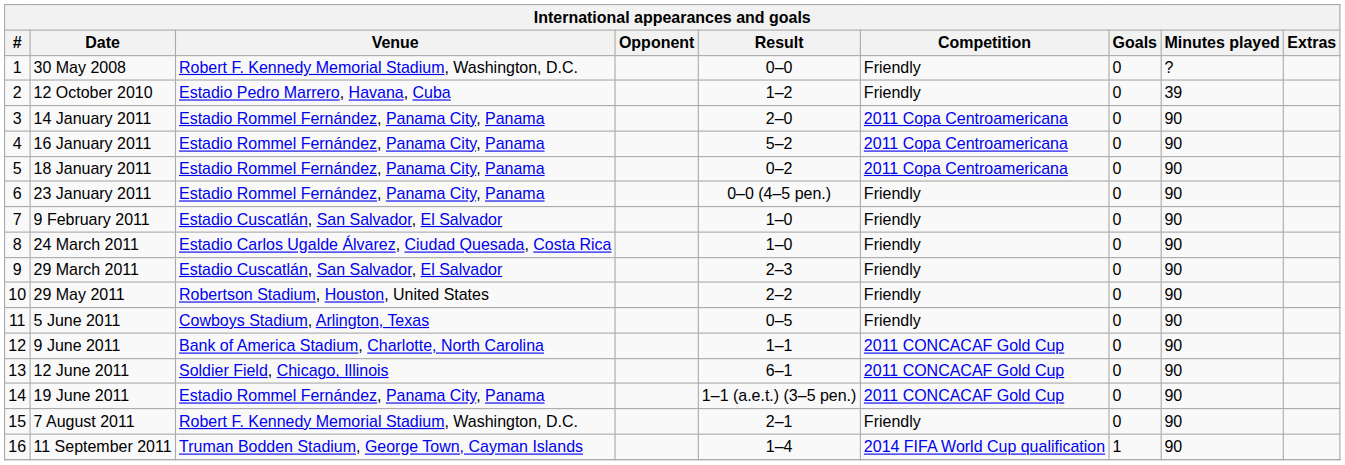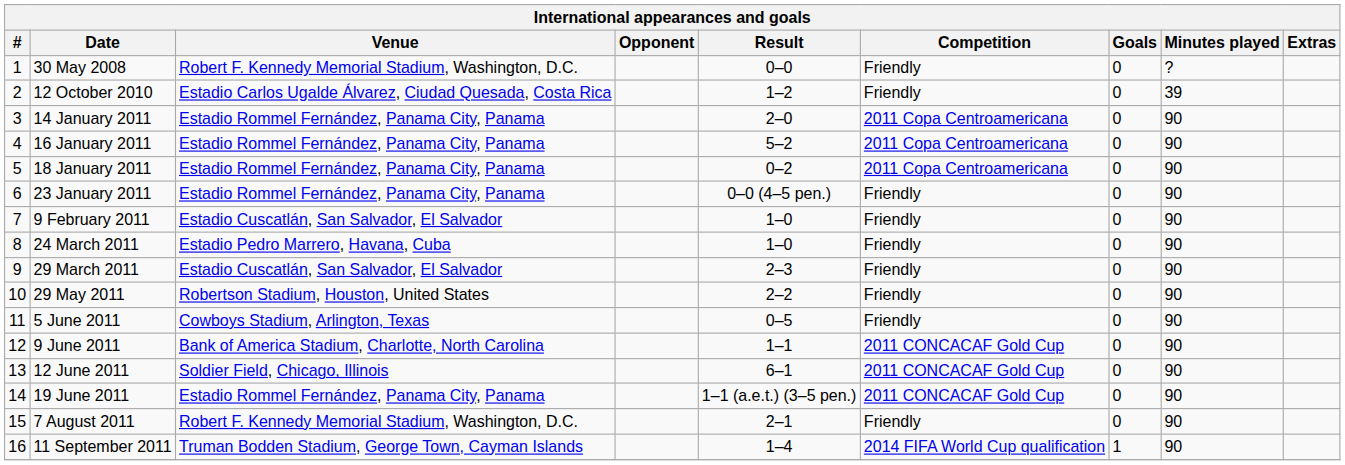(315, 93) Estadio Pedro Marrero, Havana, Cuba -> (395, 93) Estadio Carlos Ugalde Álvarez, Ciudad Quesada, Costa Rica
(395, 245) Estadio Carlos Ugalde Álvarez, Ciudad Quesada, Costa Rica -> (315, 245) Estadio Pedro Marrero, Havana, Cuba
